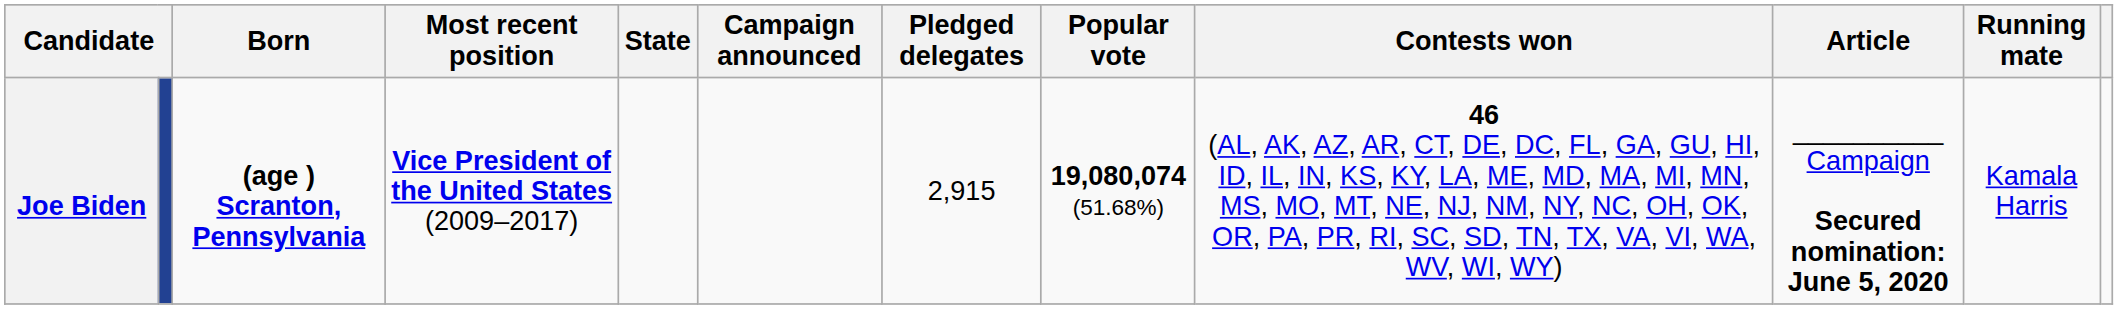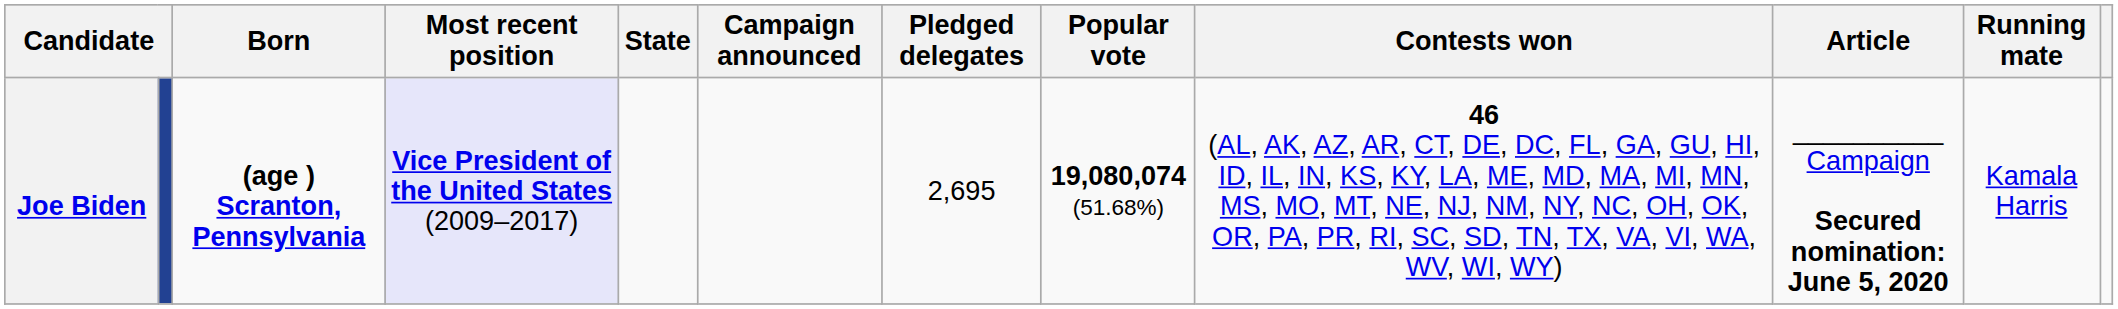(502, 190) no background -> (502, 190) lavender background
(962, 190) 2,915 -> (962, 190) 2,695
